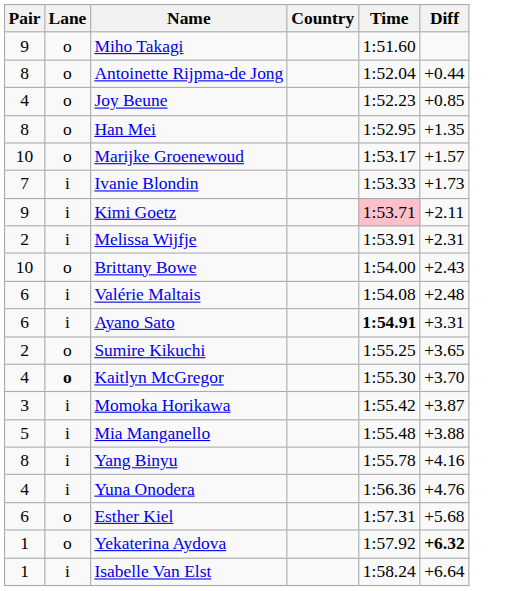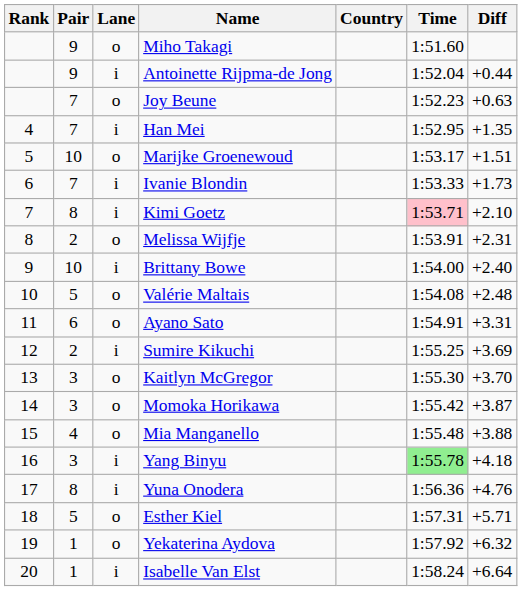+ column: (29, 18)
(25, 73) 8 -> (73, 73) 9
(67, 73) o -> (116, 73) i
(25, 101) 4 -> (73, 101) 7
(444, 101) +0.85 -> (492, 101) +0.63
(25, 128) 8 -> (73, 128) 7
(67, 128) o -> (116, 128) i
(444, 156) +1.57 -> (492, 156) +1.51
(25, 211) 9 -> (73, 211) 8
(444, 211) +2.11 -> (492, 211) +2.10
(67, 239) i -> (116, 239) o
(67, 267) o -> (116, 267) i
(444, 267) +2.43 -> (492, 267) +2.40
(25, 294) 6 -> (73, 294) 5
(67, 294) i -> (116, 294) o
(67, 322) i -> (116, 322) o
(389, 322) bold -> (438, 322) normal
(67, 350) o -> (116, 350) i
(444, 350) +3.65 -> (492, 350) +3.69
(25, 377) 4 -> (73, 377) 3
(67, 377) bold -> (116, 377) normal
(67, 405) i -> (116, 405) o
(25, 433) 5 -> (73, 433) 4
(67, 433) i -> (116, 433) o
(25, 460) 8 -> (73, 460) 3
(389, 460) no background -> (438, 460) lightgreen background
(444, 460) +4.16 -> (492, 460) +4.18
(25, 488) 4 -> (73, 488) 8
(25, 516) 6 -> (73, 516) 5
(444, 516) +5.68 -> (492, 516) +5.71
(444, 543) bold -> (492, 543) normal
